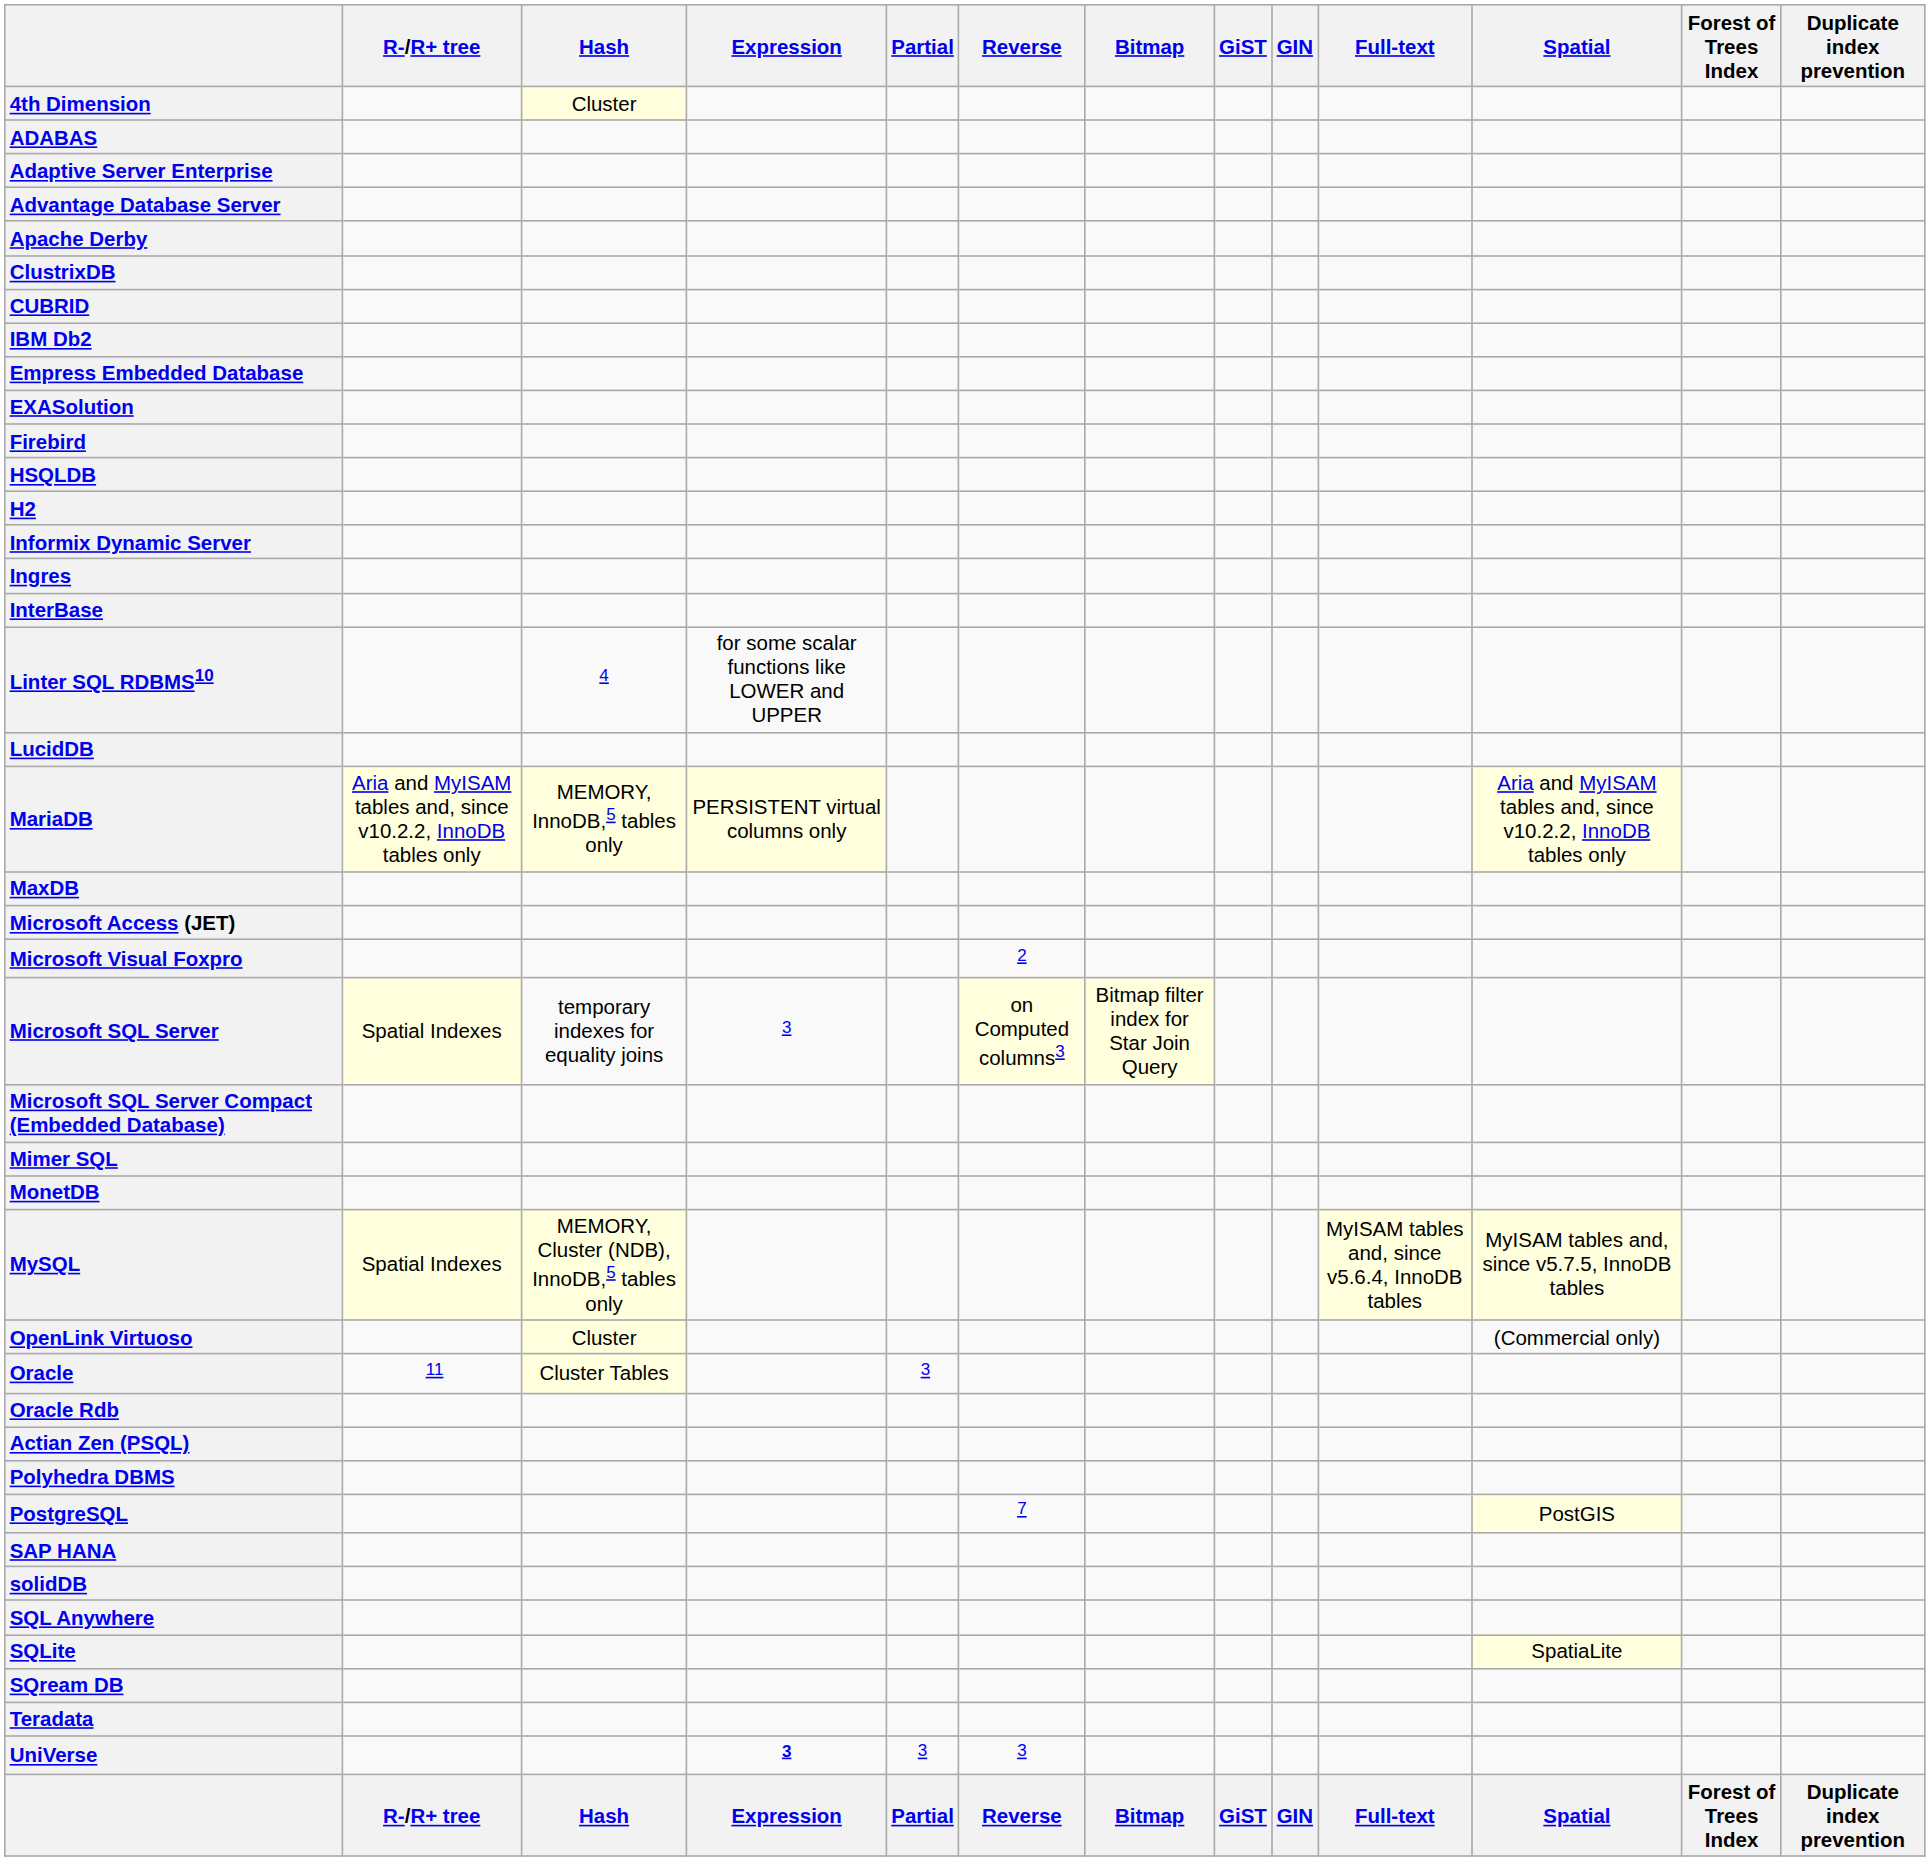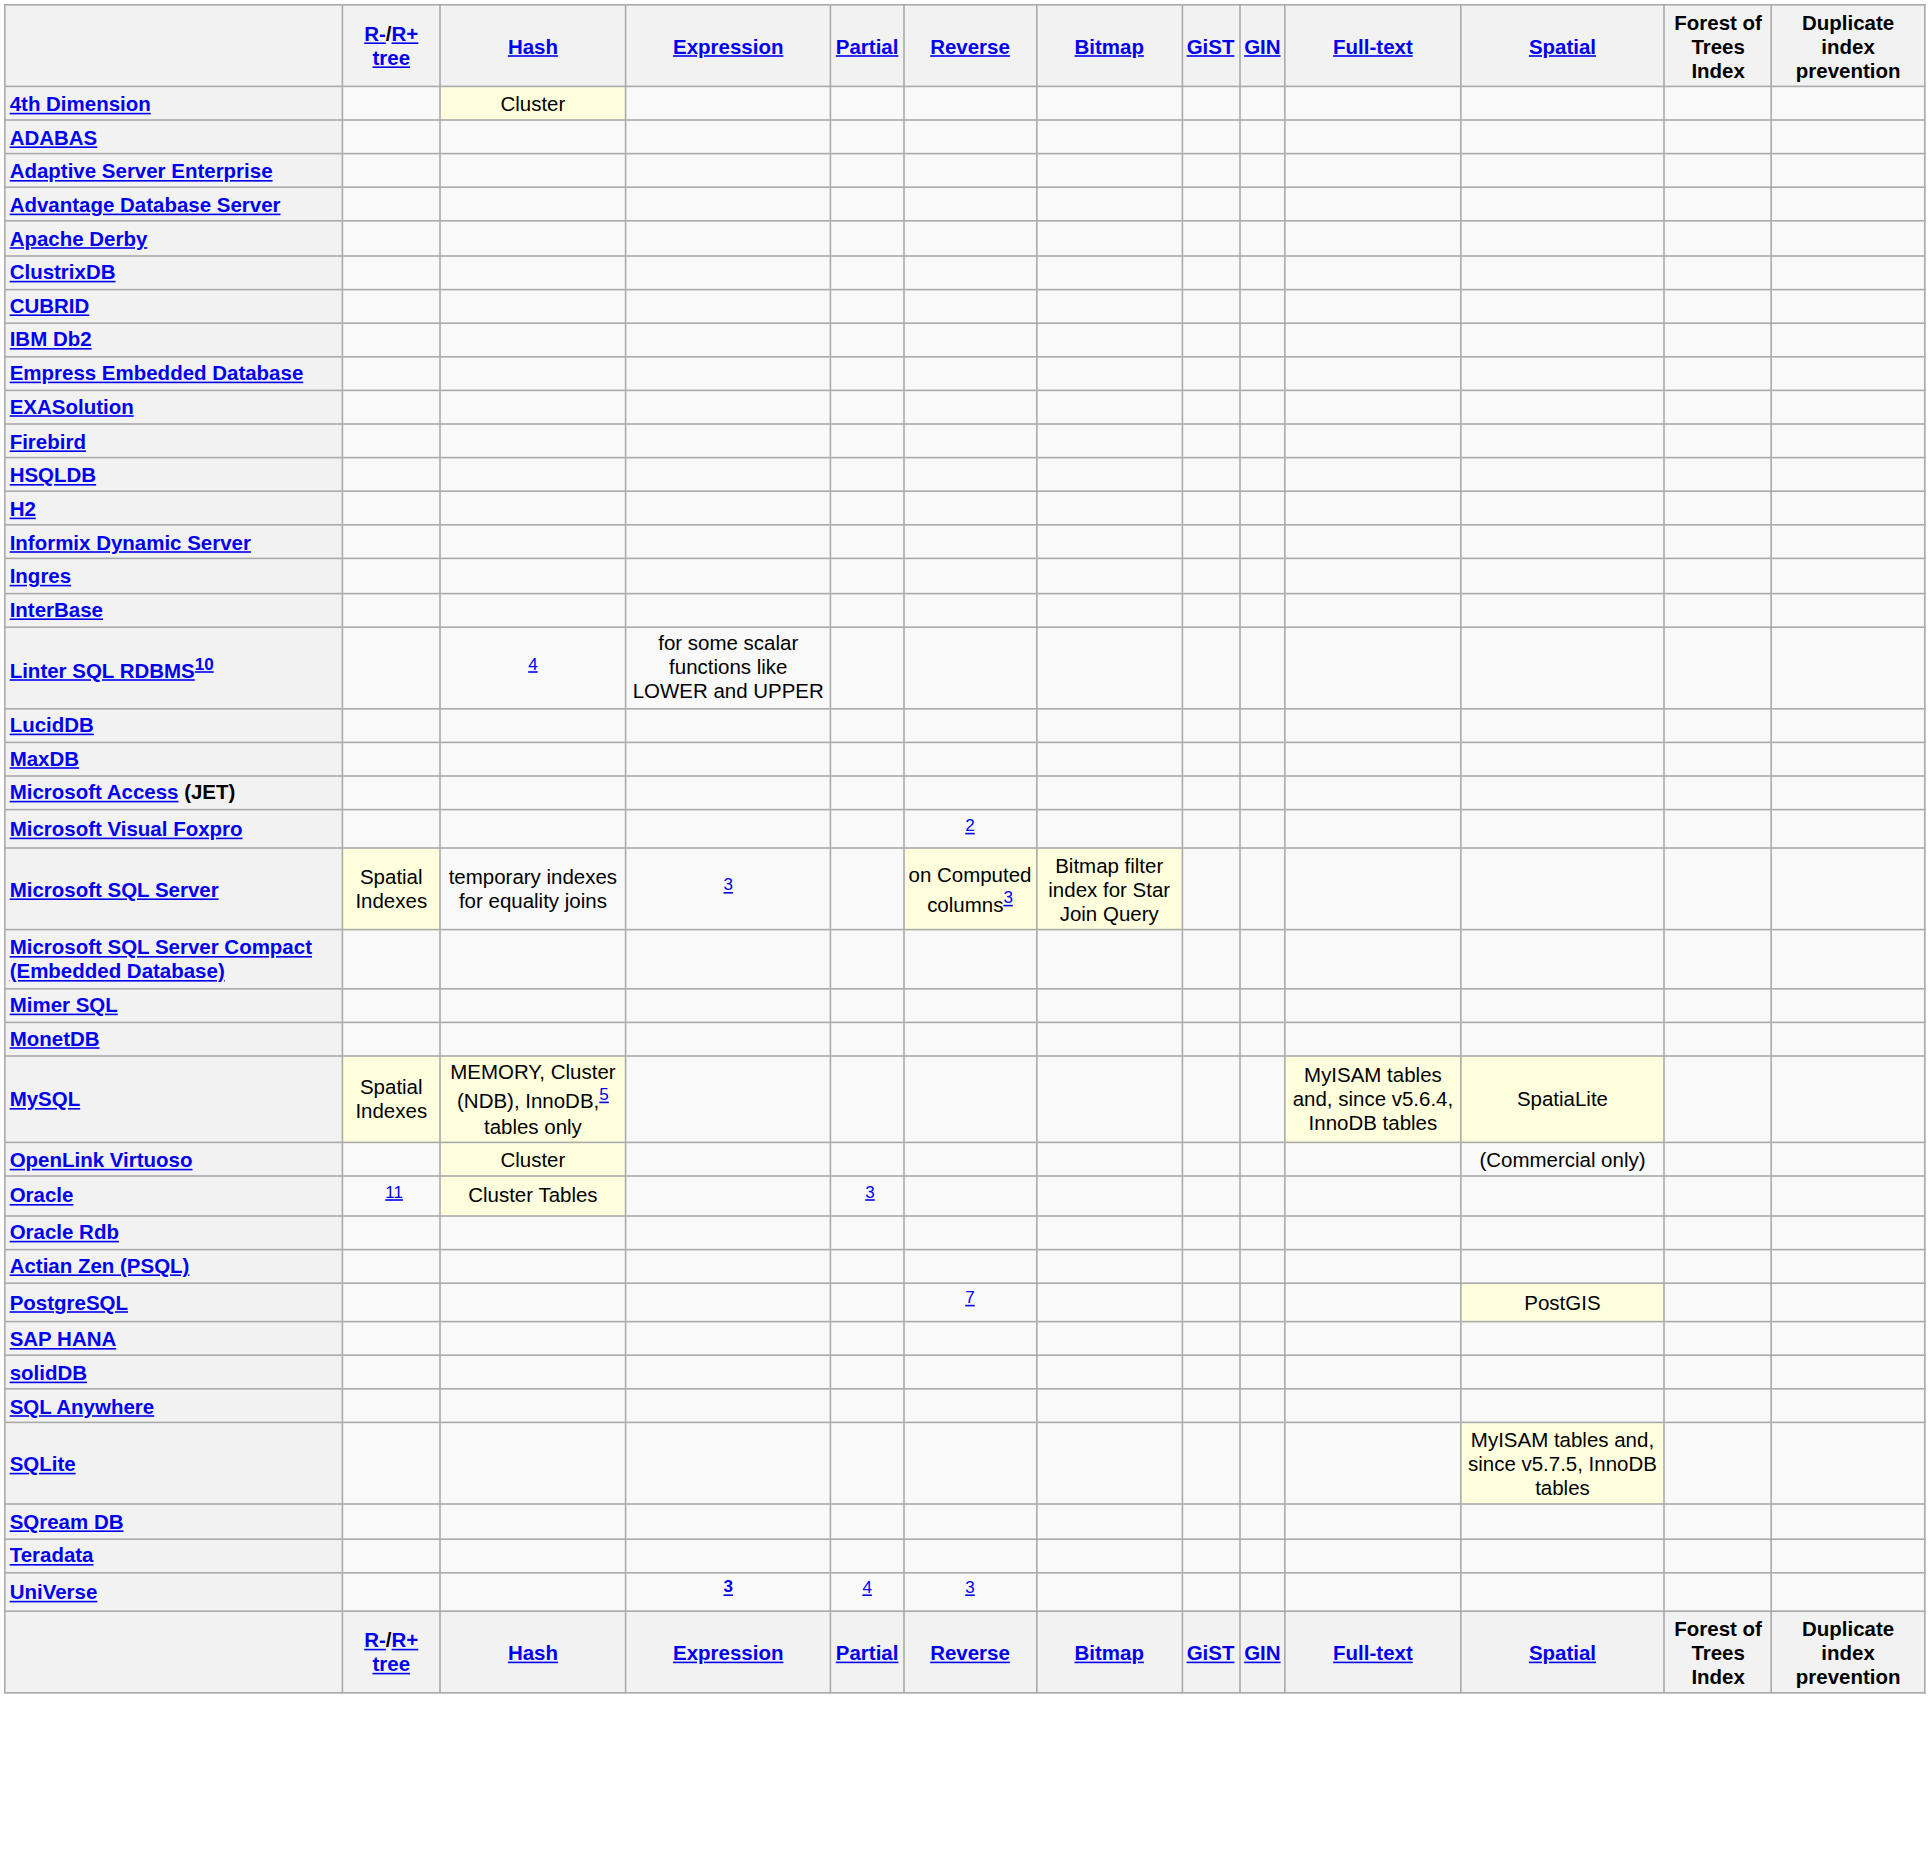- row: (51, 819)
(1577, 1265) MyISAM tables and, since v5.7.5, InnoDB tables -> (1562, 1099) SpatiaLite
- row: (92, 1477)
(1577, 1651) SpatiaLite -> (1562, 1464) MyISAM tables and, since v5.7.5, InnoDB tables
(923, 1750) 3 -> (867, 1586) 4
